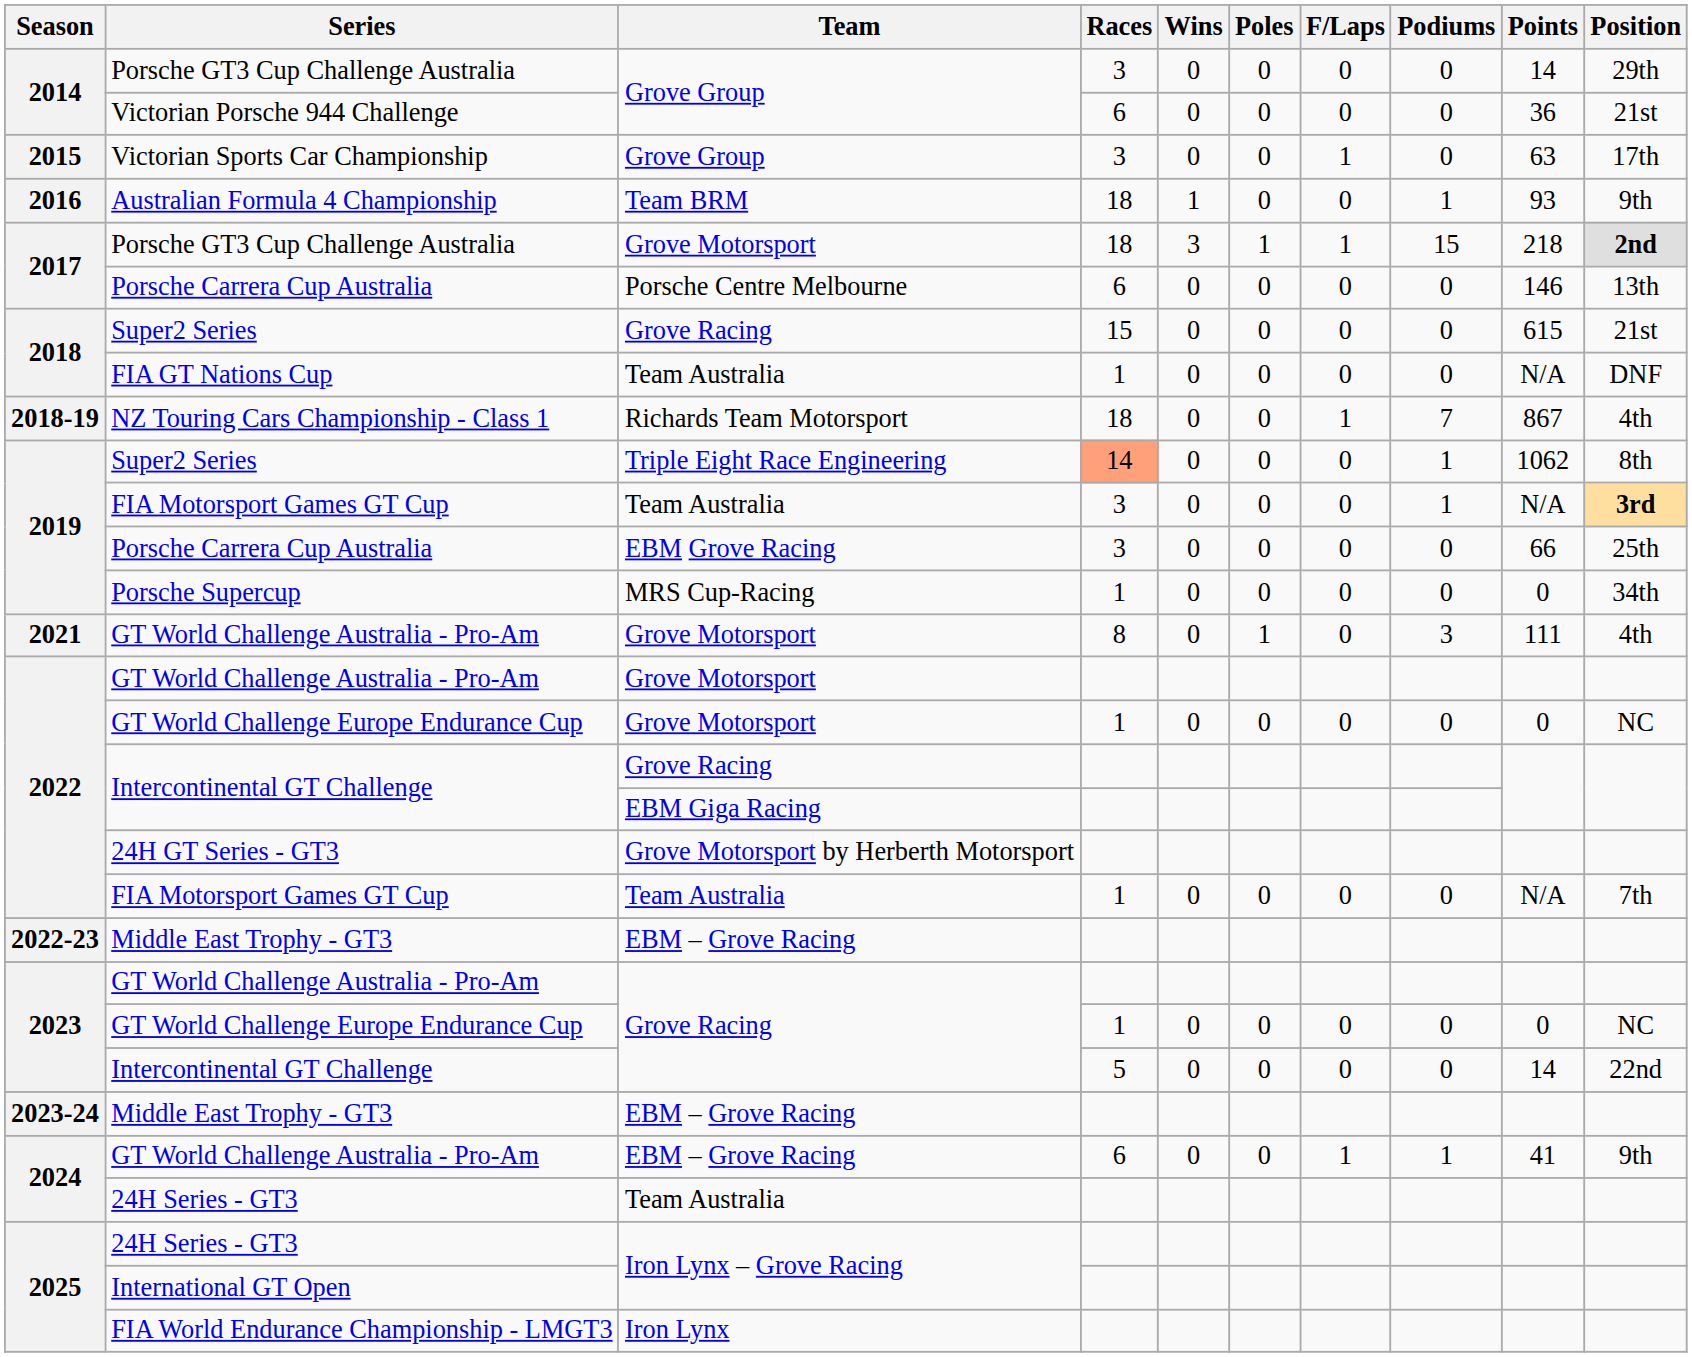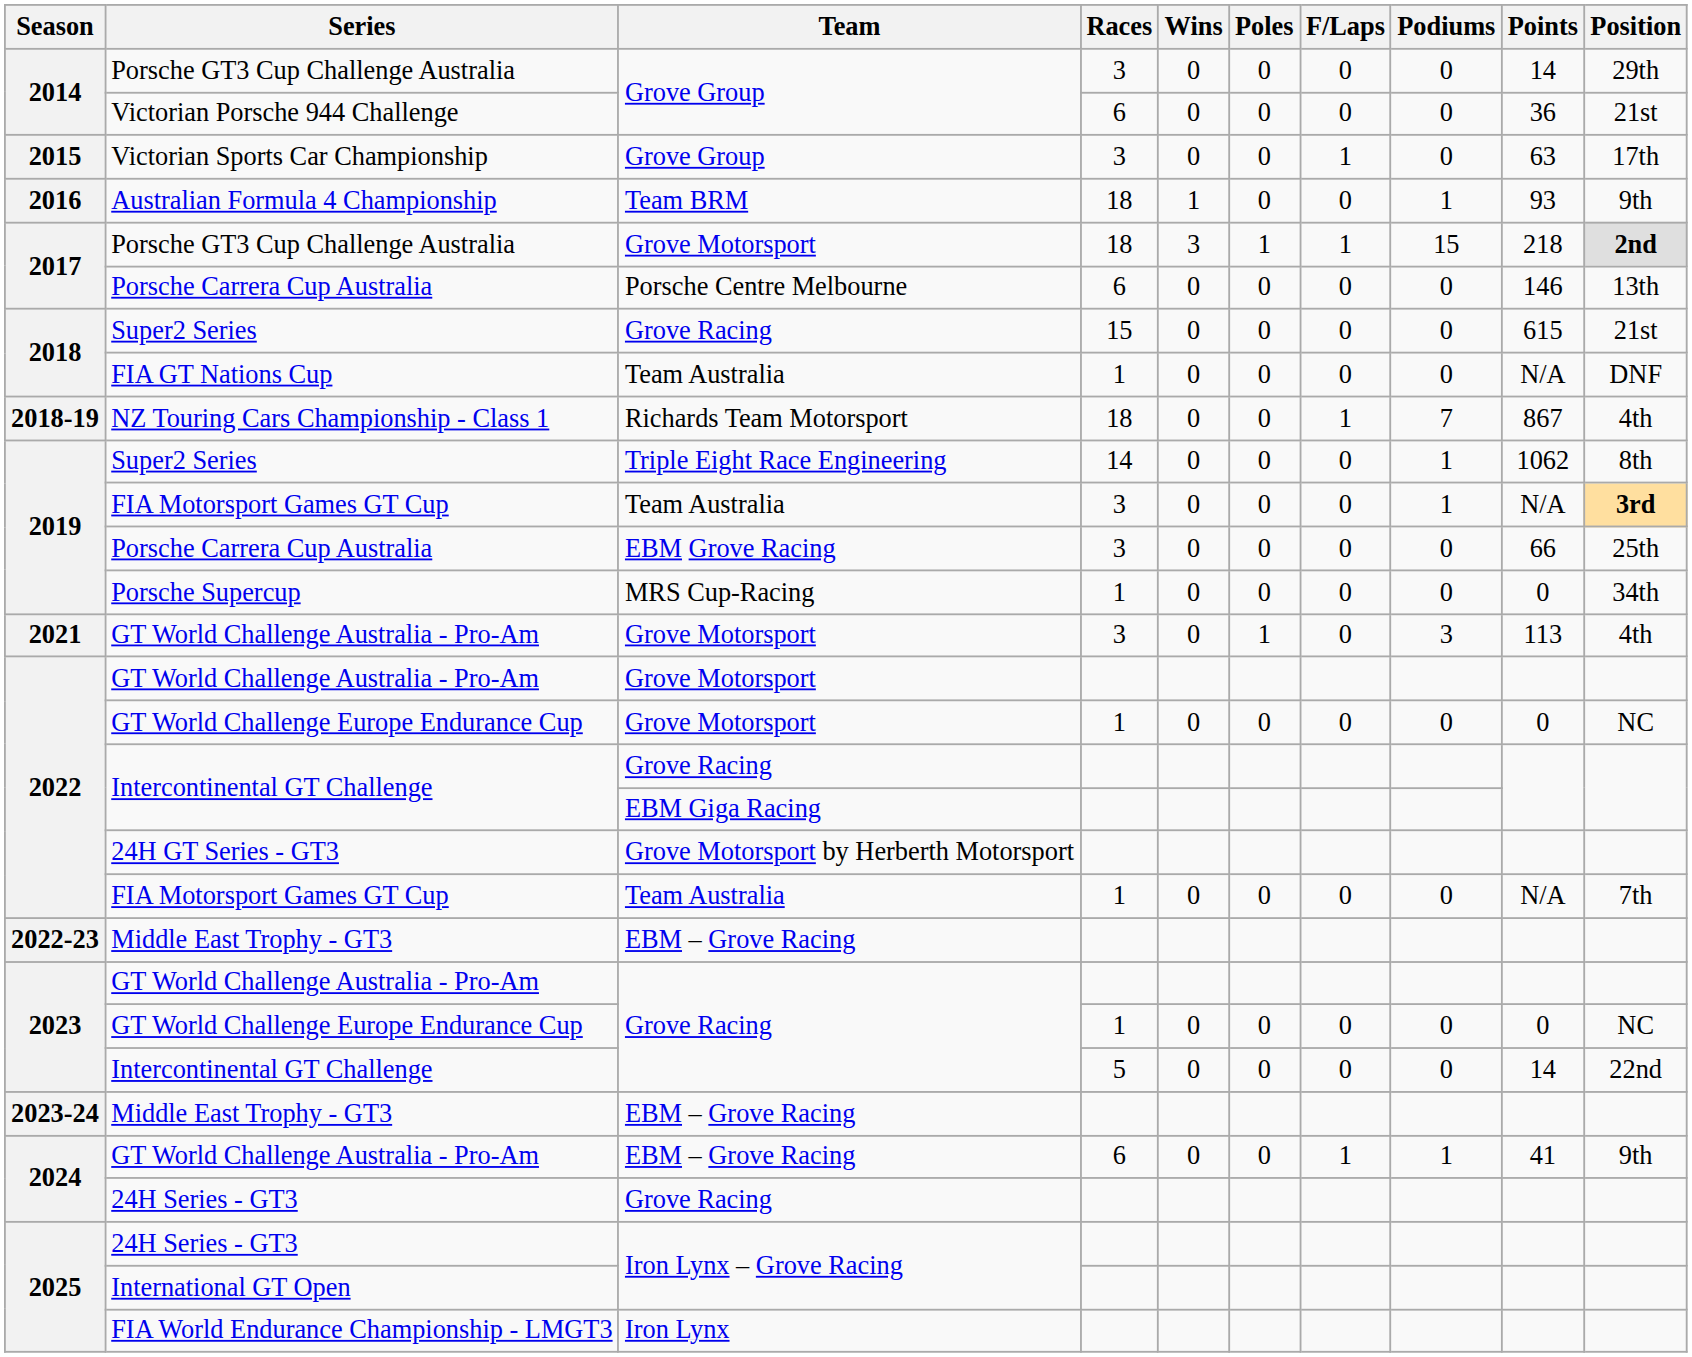(1119, 461) lightsalmon background -> (1119, 461) no background
(1119, 635) 8 -> (1119, 635) 3
(1543, 635) 111 -> (1543, 635) 113
(705, 1200) Team Australia -> (698, 1200) Grove Racing
